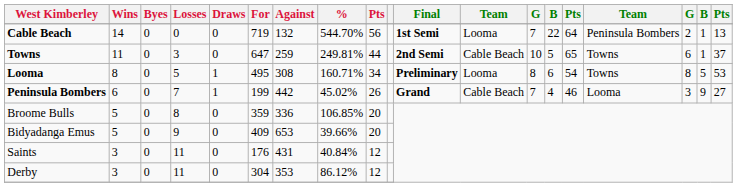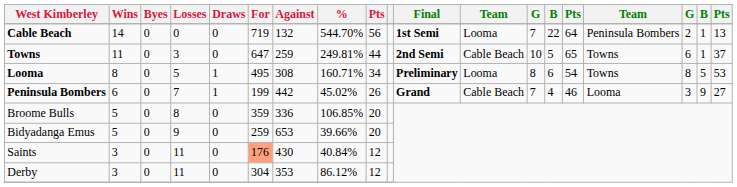(260, 132) 409 -> (260, 132) 259
(260, 152) no background -> (260, 152) lightsalmon background
(284, 152) 431 -> (284, 152) 430
